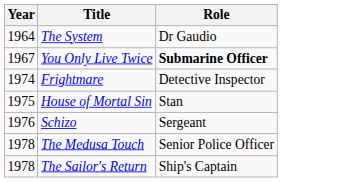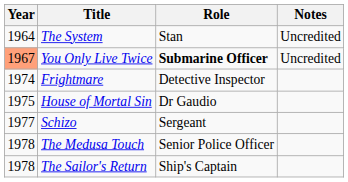+ column: (311, 15)
(188, 36) Dr Gaudio -> (171, 36) Stan
(21, 58) no background -> (21, 58) lightsalmon background
(171, 101) Stan -> (188, 101) Dr Gaudio
(21, 123) 1976 -> (21, 123) 1977
